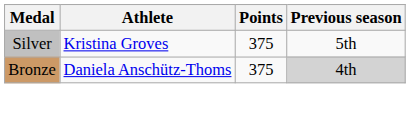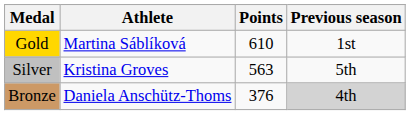+ row: (32, 43)
(261, 43) 375 -> (261, 69) 563
(261, 69) 375 -> (261, 95) 376
